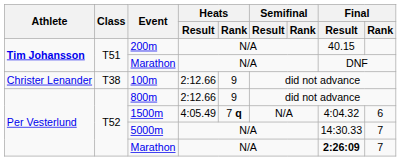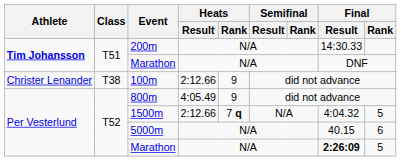(341, 47) 40.15 -> (341, 47) 14:30.33
(198, 97) 2:12.66 -> (198, 97) 4:05.49
(198, 114) 4:05.49 -> (198, 114) 2:12.66
(380, 114) 6 -> (380, 114) 5
(341, 131) 14:30.33 -> (341, 131) 40.15
(380, 131) 7 -> (380, 131) 6
(380, 148) 7 -> (380, 148) 5
